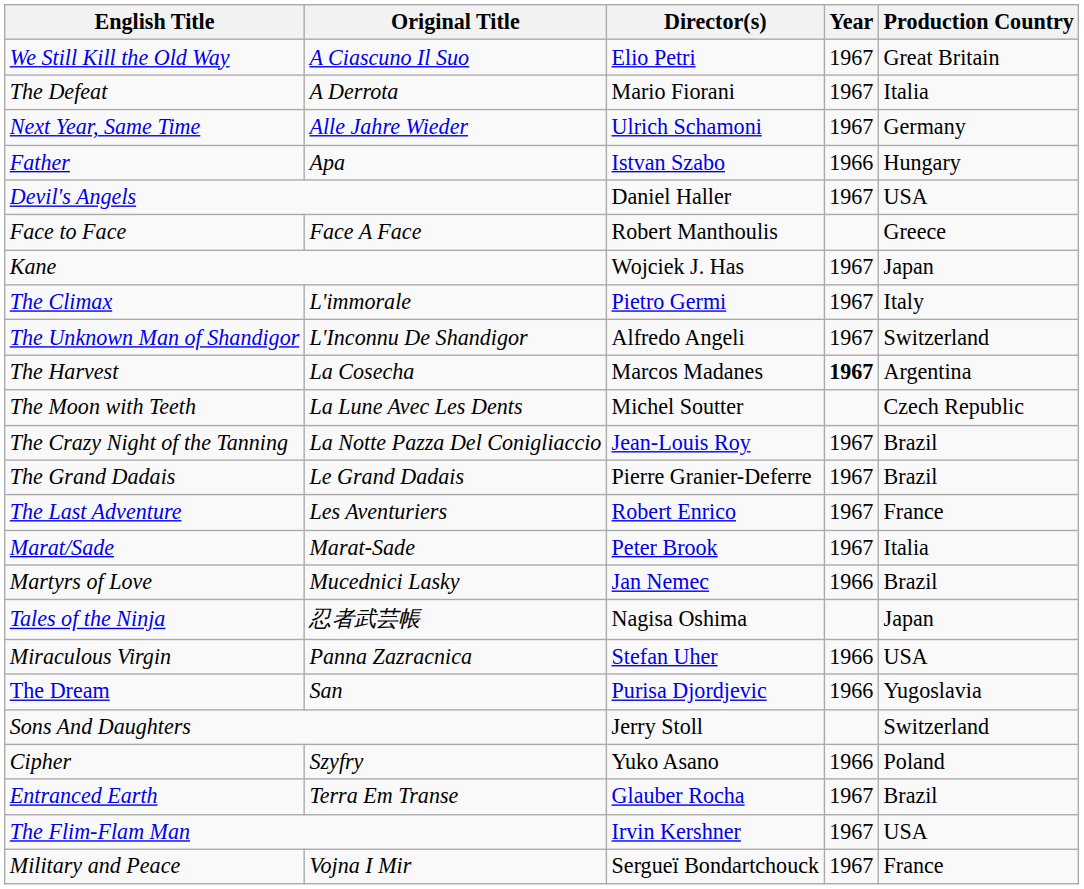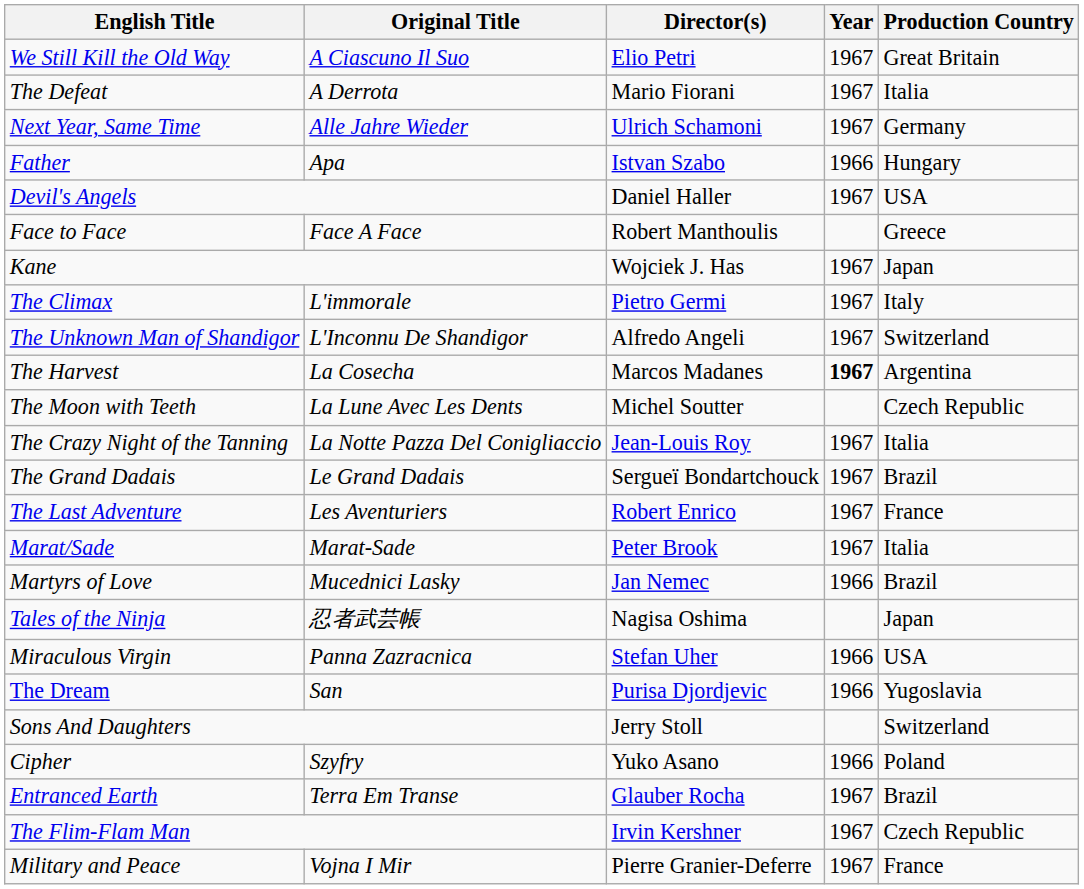(911, 442) Brazil -> (906, 442) Italia
(712, 477) Pierre Granier-Deferre -> (715, 477) Sergueï Bondartchouck
(906, 831) USA -> (954, 831) Czech Republic
(715, 866) Sergueï Bondartchouck -> (712, 866) Pierre Granier-Deferre
